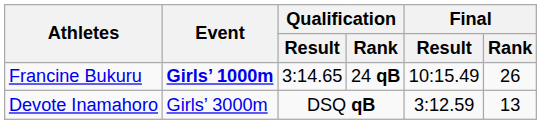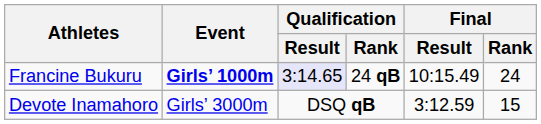(312, 77) no background -> (312, 77) lavender background
(510, 77) 26 -> (510, 77) 24
(510, 105) 13 -> (510, 105) 15
